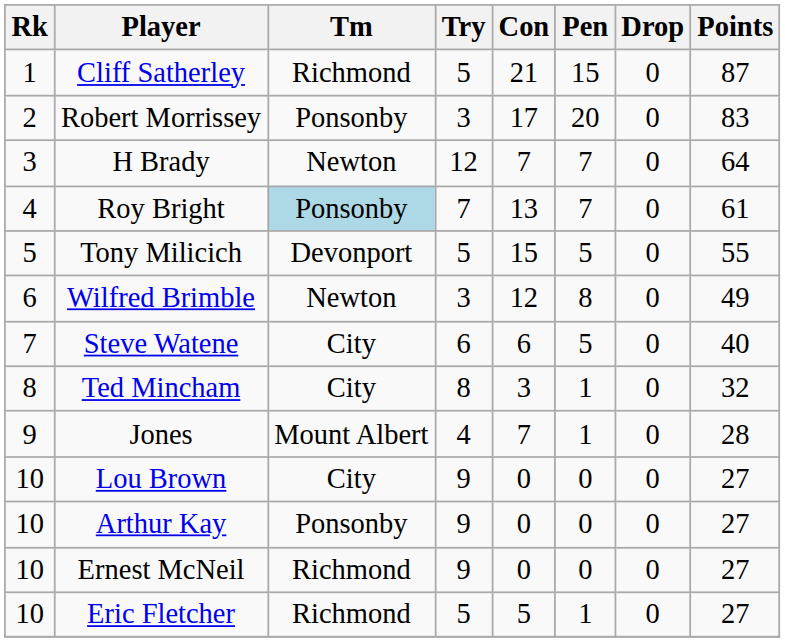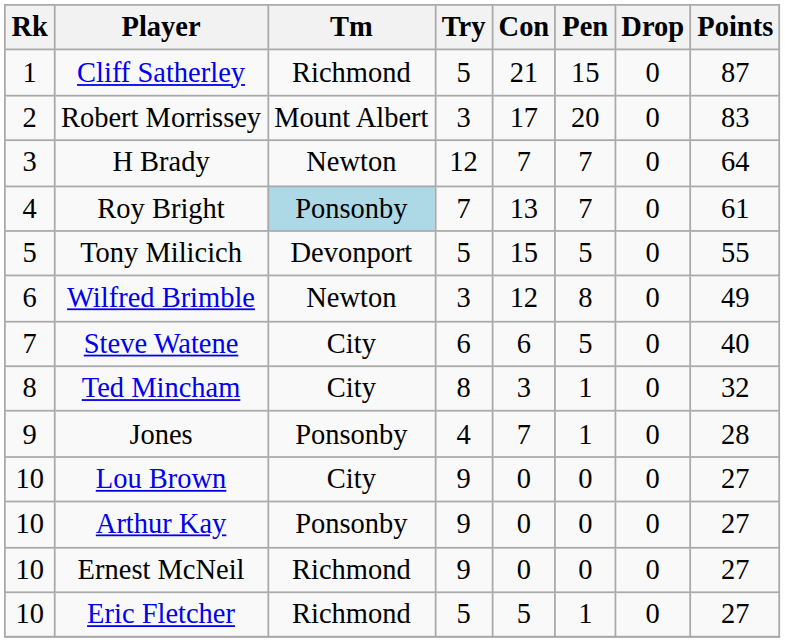(351, 117) Ponsonby -> (351, 117) Mount Albert
(351, 433) Mount Albert -> (351, 433) Ponsonby
